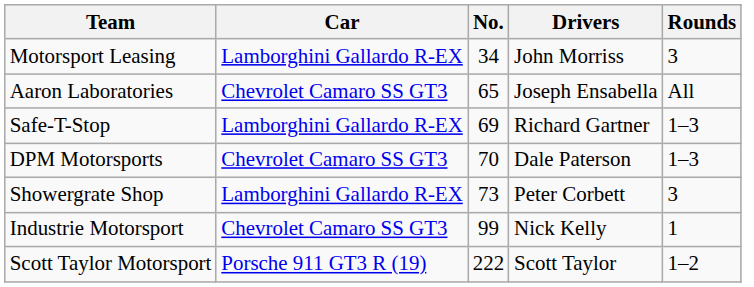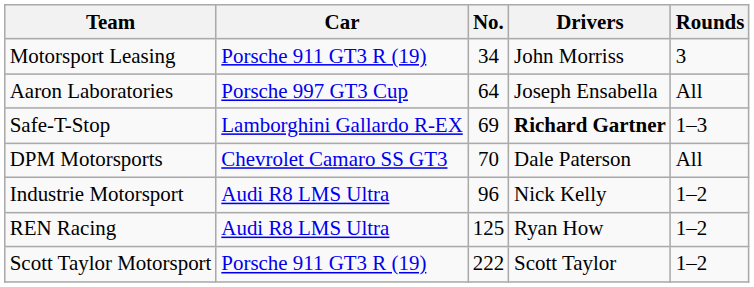(342, 55) Lamborghini Gallardo R-EX -> (324, 55) Porsche 911 GT3 R (19)
(334, 90) Chevrolet Camaro SS GT3 -> (315, 90) Porsche 997 GT3 Cup
(488, 90) 65 -> (488, 90) 64
(582, 125) normal -> (590, 125) bold
(683, 159) 1–3 -> (689, 159) All
- row: (87, 194)
(334, 228) Chevrolet Camaro SS GT3 -> (305, 194) Audi R8 LMS Ultra
(488, 228) 99 -> (488, 194) 96
(673, 228) 1 -> (691, 194) 1–2
+ row: (63, 228)
